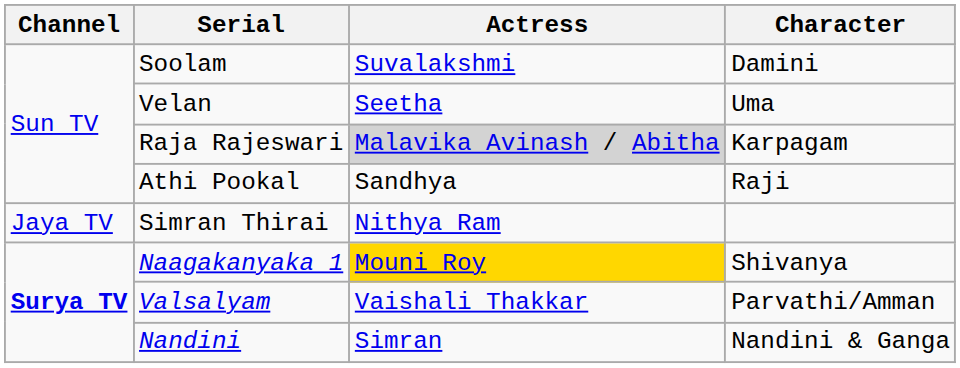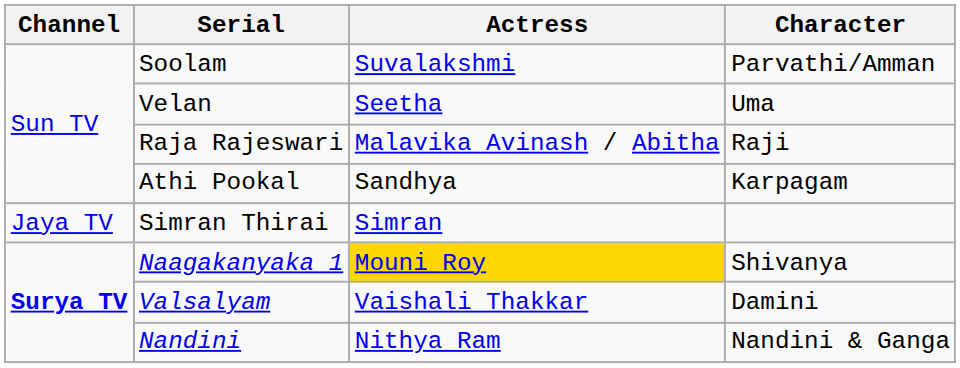(775, 64) Damini -> (833, 64) Parvathi/Amman
(537, 144) lightgrey background -> (537, 144) no background
(790, 144) Karpagam -> (760, 144) Raji
(760, 183) Raji -> (790, 183) Karpagam
(428, 223) Nithya Ram -> (399, 223) Simran
(833, 302) Parvathi/Amman -> (775, 302) Damini
(399, 342) Simran -> (428, 342) Nithya Ram
